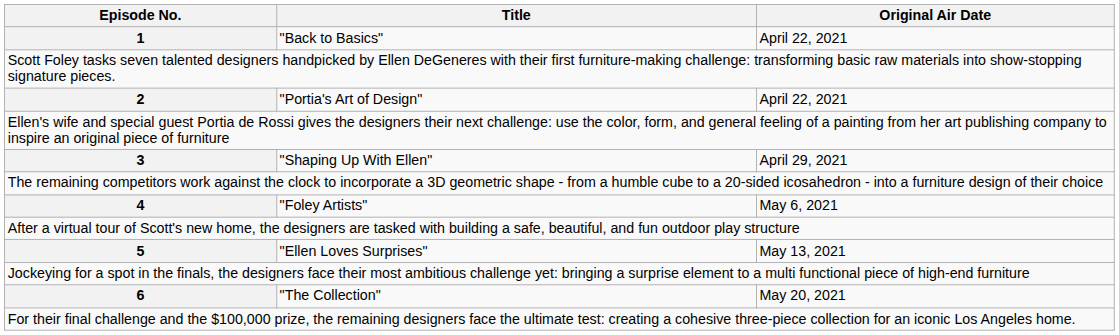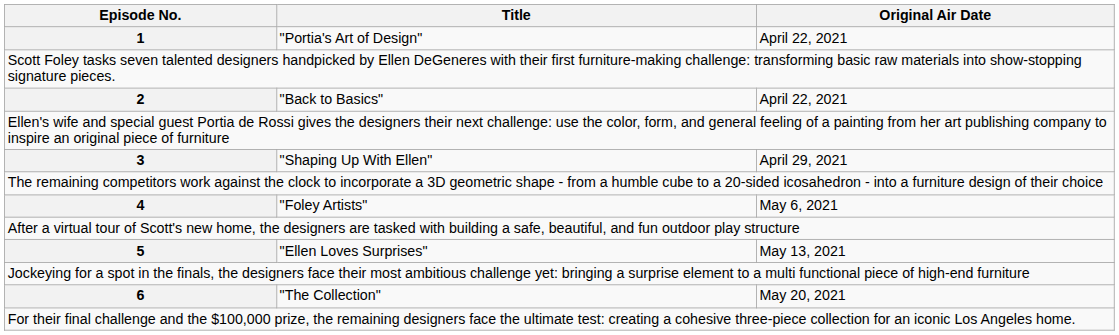(331, 38) "Back to Basics" -> (351, 38) "Portia's Art of Design"
(351, 99) "Portia's Art of Design" -> (331, 99) "Back to Basics"
